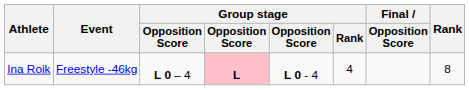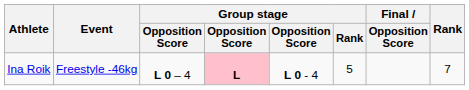(350, 69) 4 -> (350, 69) 5
(448, 69) 8 -> (448, 69) 7
